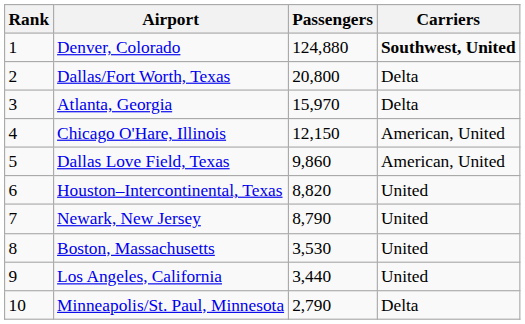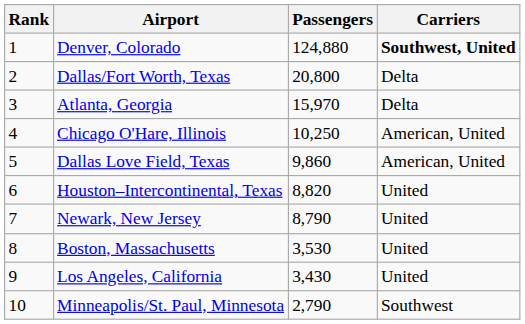(316, 133) 12,150 -> (316, 133) 10,250
(312, 276) 3,440 -> (312, 276) 3,430
(400, 304) Delta -> (417, 304) Southwest
